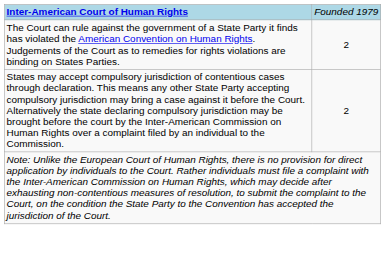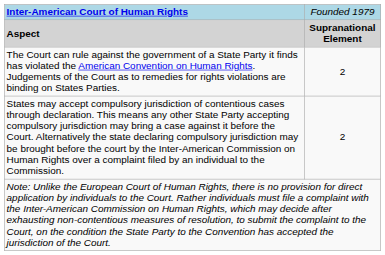+ row: (23, 33)
